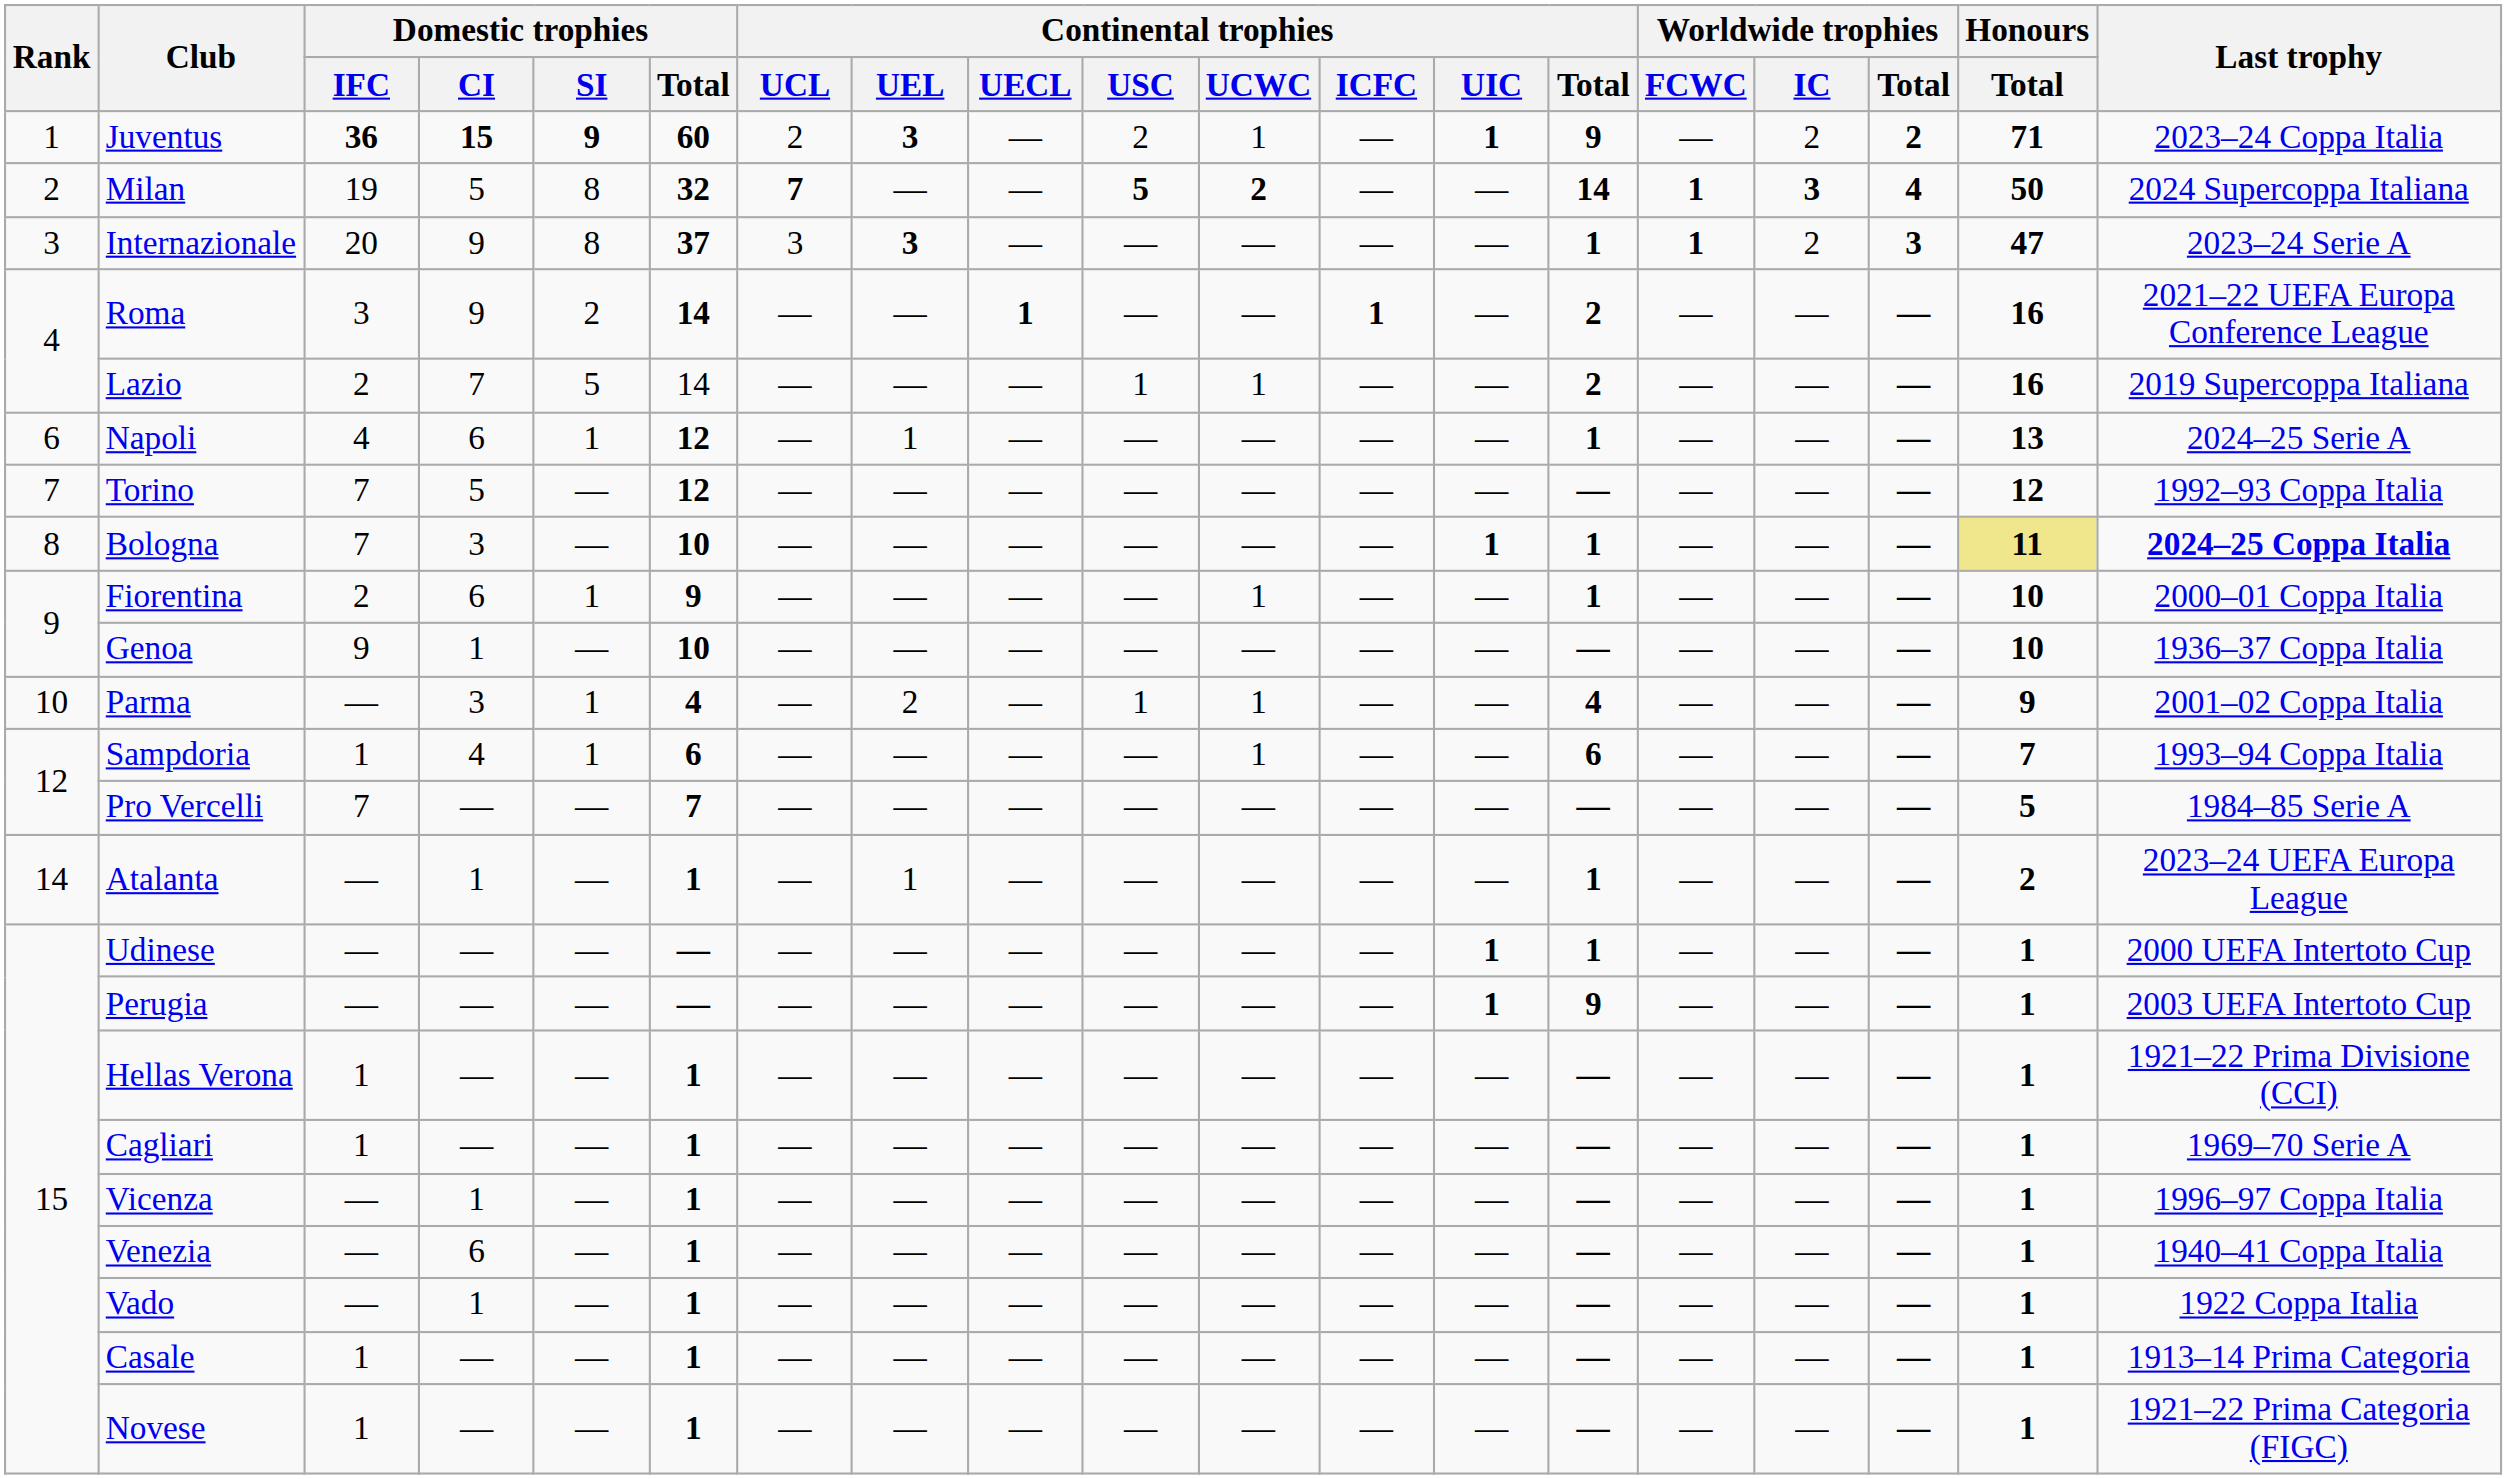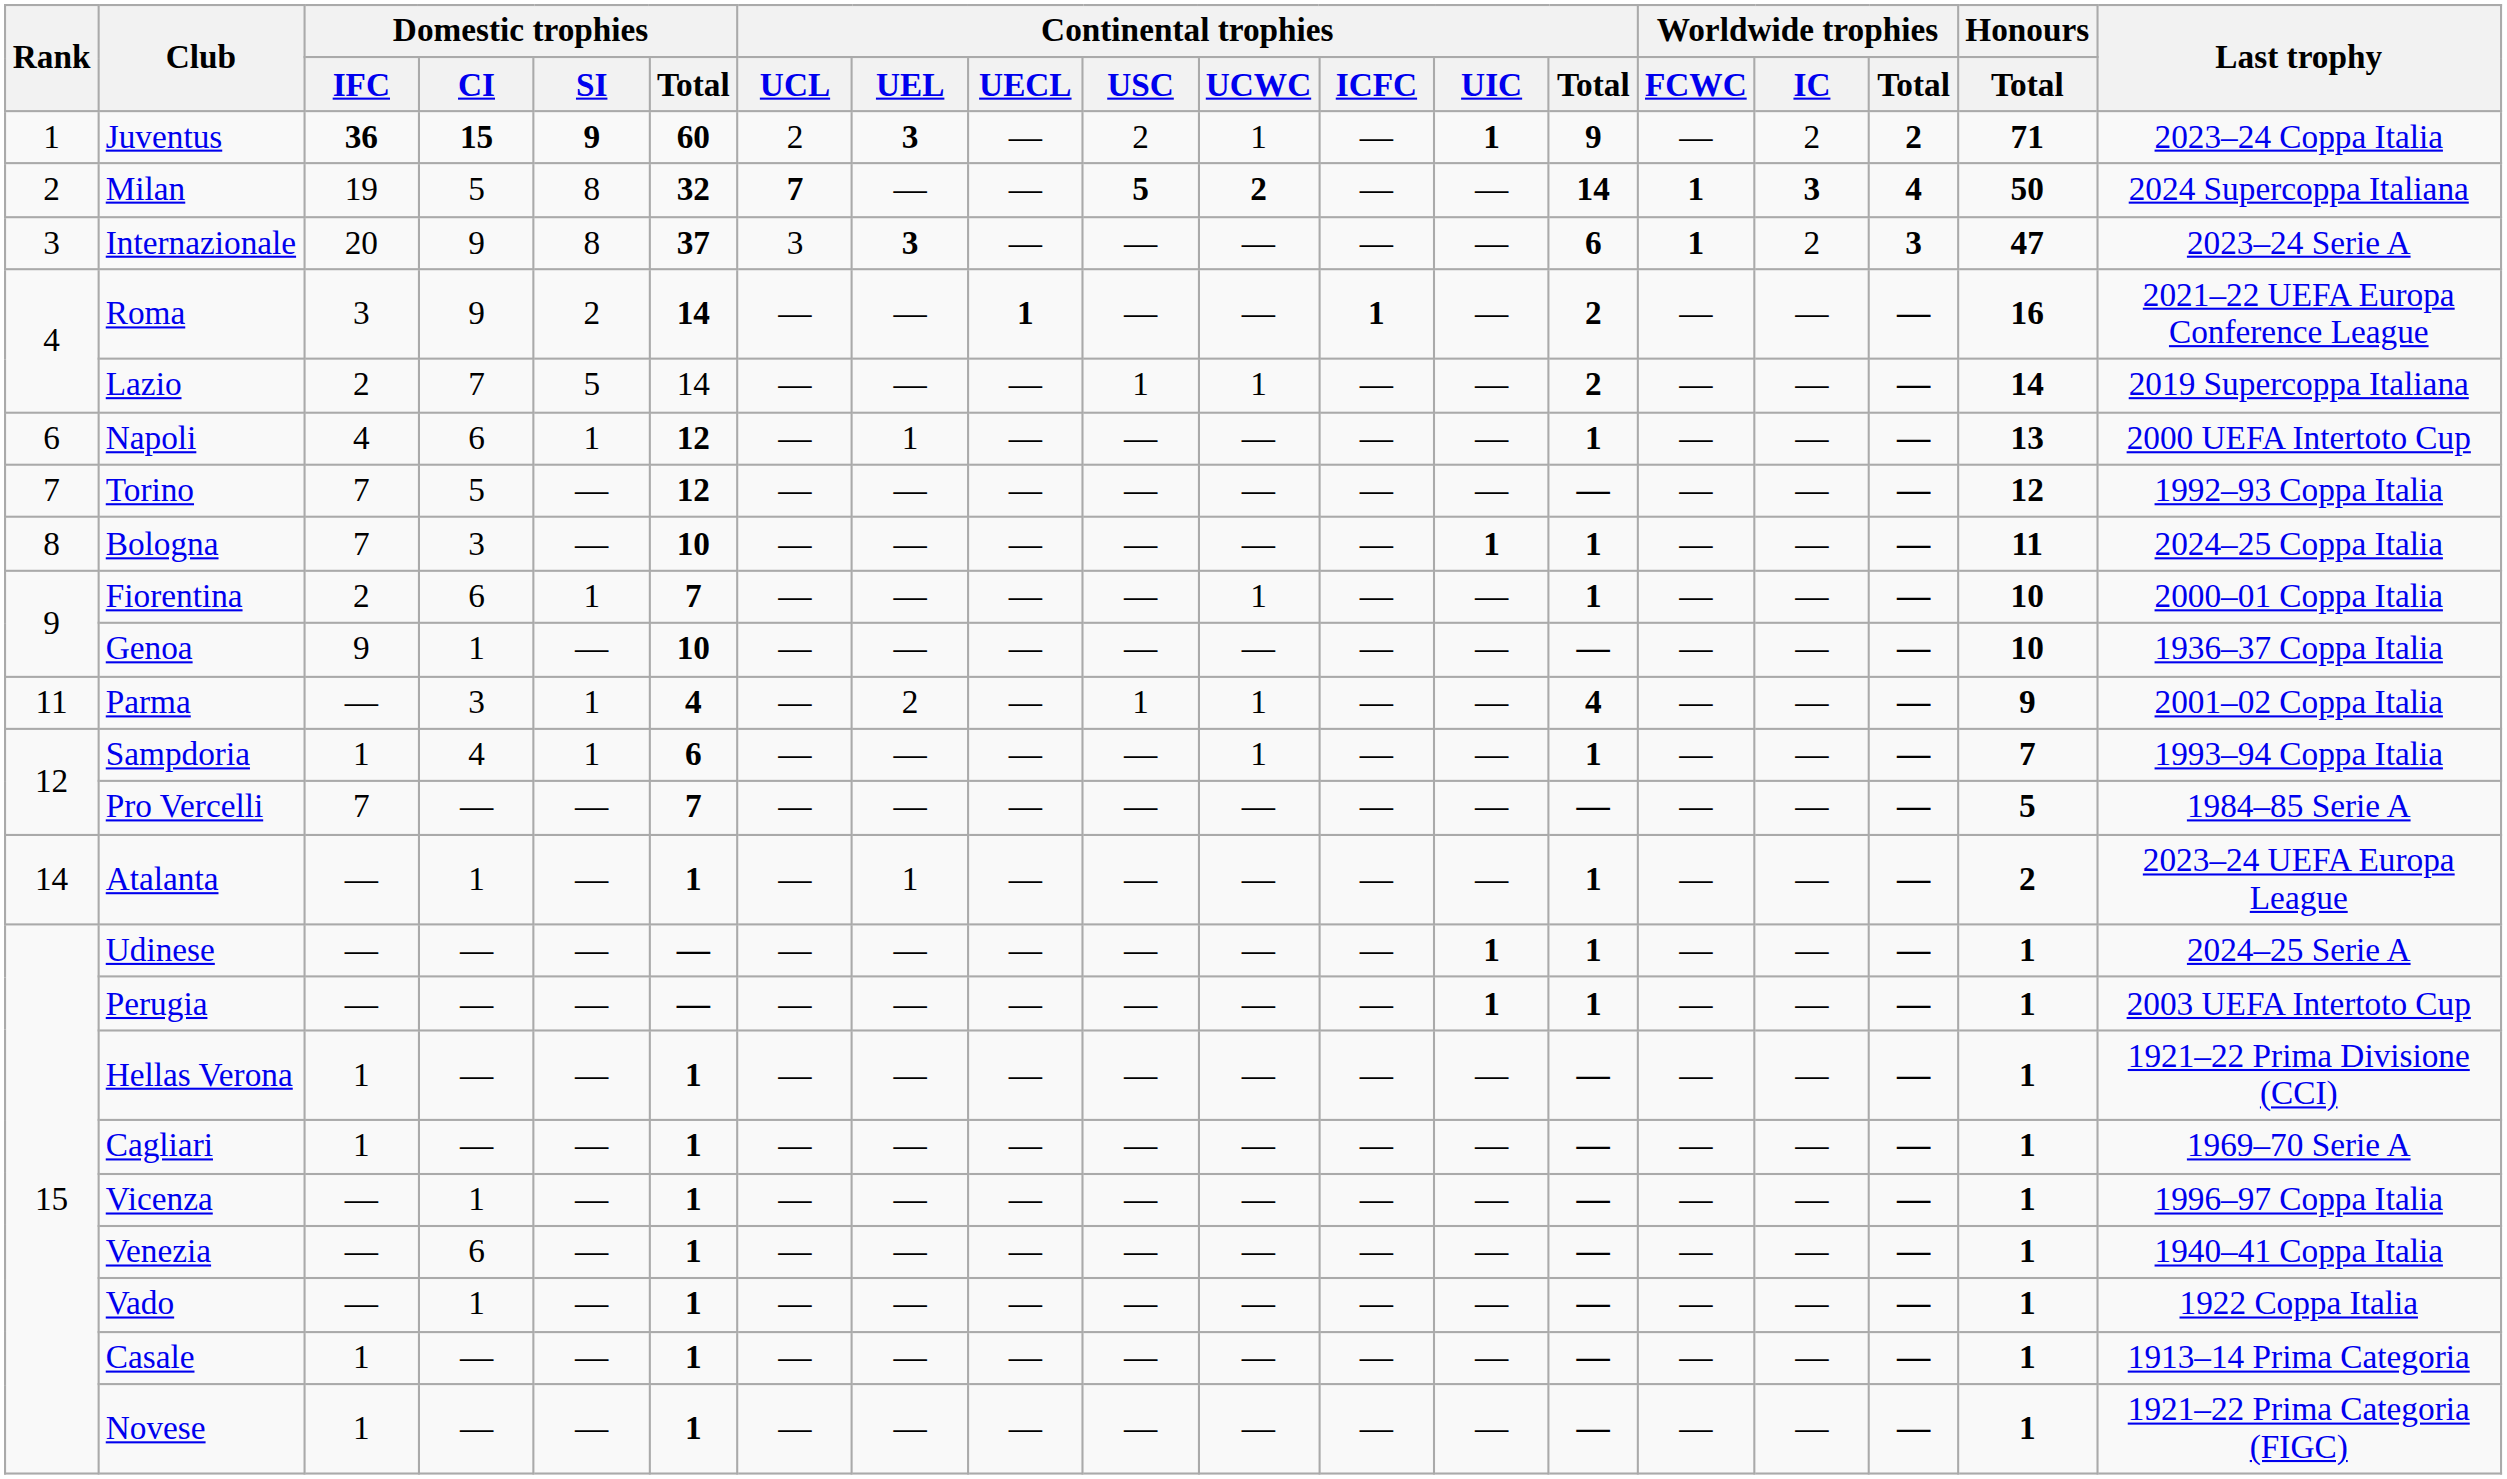(1593, 242) 1 -> (1593, 242) 6
(2027, 385) 16 -> (2027, 385) 14
(2299, 437) 2024–25 Serie A -> (2299, 437) 2000 UEFA Intertoto Cup
(2027, 543) khaki background -> (2027, 543) no background
(2299, 543) bold -> (2299, 543) normal
(693, 596) 9 -> (693, 596) 7
(52, 701) 10 -> (52, 701) 11
(1593, 754) 6 -> (1593, 754) 1
(2299, 950) 2000 UEFA Intertoto Cup -> (2299, 950) 2024–25 Serie A
(1593, 1003) 9 -> (1593, 1003) 1
